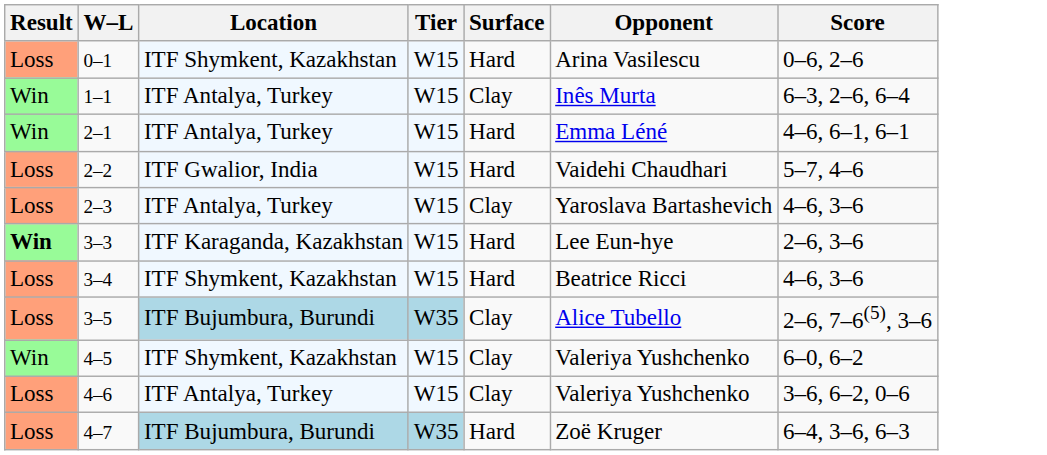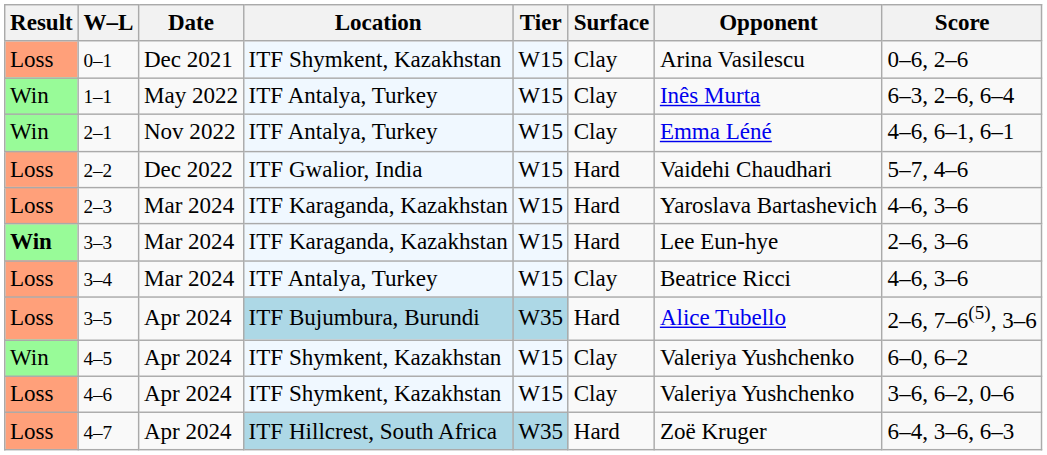+ column: (191, 22)
(492, 59) Hard -> (596, 59) Clay
(492, 132) Hard -> (596, 132) Clay
(238, 205) ITF Antalya, Turkey -> (378, 205) ITF Karaganda, Kazakhstan
(491, 205) Clay -> (597, 205) Hard
(270, 278) ITF Shymkent, Kazakhstan -> (343, 278) ITF Antalya, Turkey
(492, 278) Hard -> (596, 278) Clay
(491, 318) Clay -> (597, 318) Hard
(238, 394) ITF Antalya, Turkey -> (375, 394) ITF Shymkent, Kazakhstan
(259, 430) ITF Bujumbura, Burundi -> (373, 430) ITF Hillcrest, South Africa
